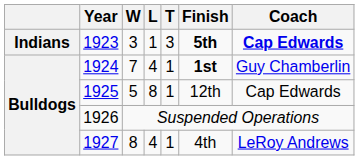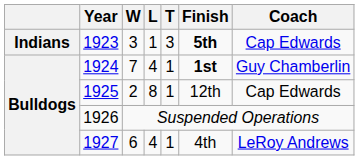(293, 42) bold -> (293, 42) normal
(133, 92) 5 -> (133, 92) 2
(133, 142) 8 -> (133, 142) 6
